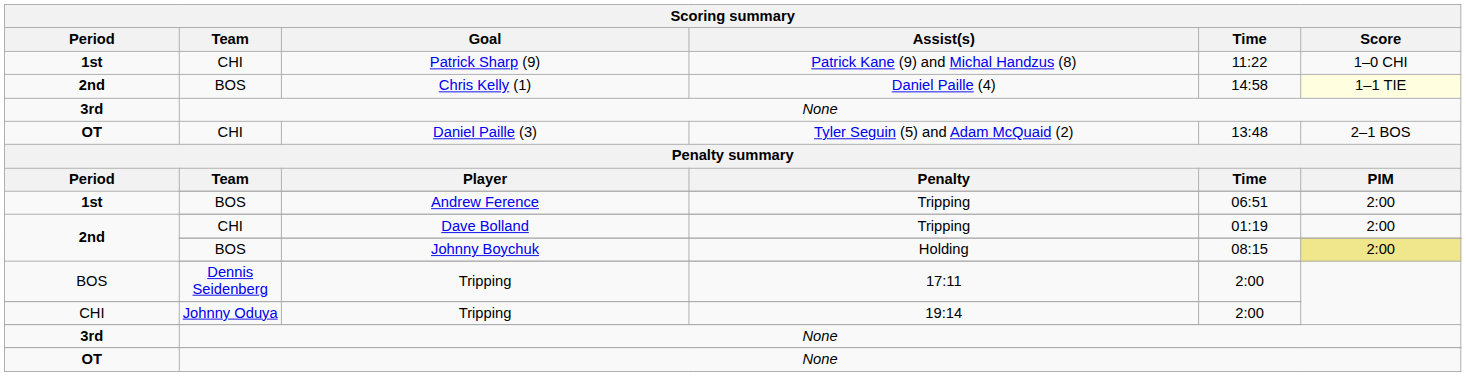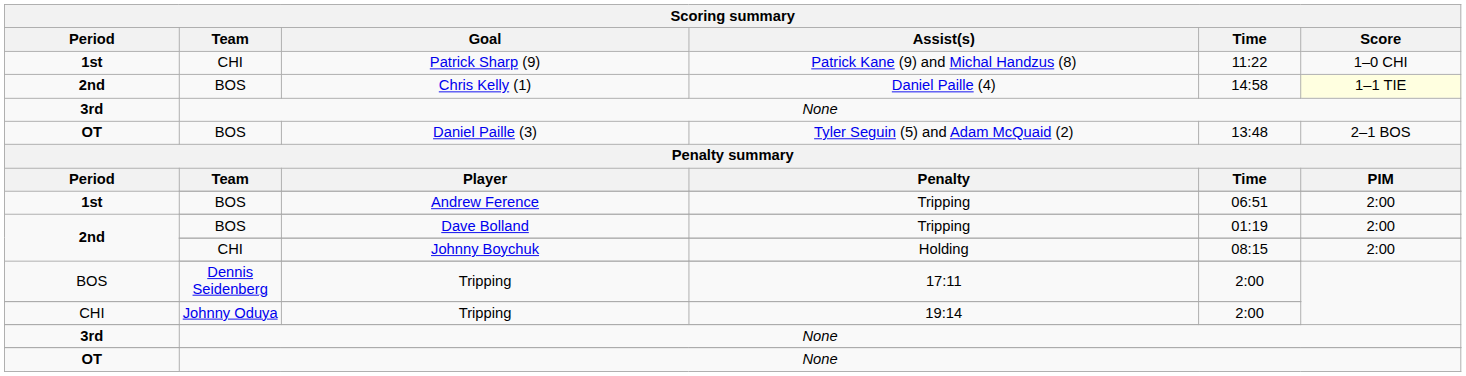(230, 132) CHI -> (230, 132) BOS
(230, 226) CHI -> (230, 226) BOS
(230, 249) BOS -> (230, 249) CHI
(1381, 249) khaki background -> (1381, 249) no background
